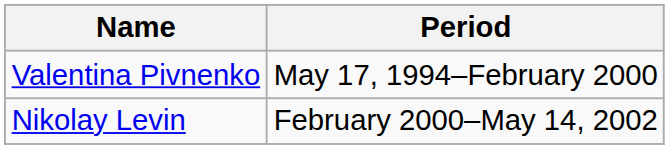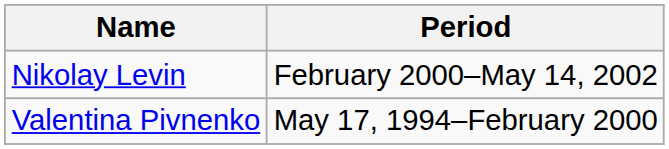rows swapped: (136, 74) <-> (99, 120)
